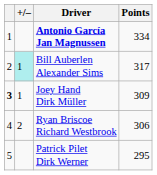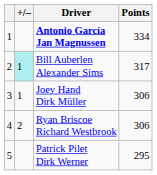(9, 96) bold -> (9, 96) normal
(142, 96) 309 -> (142, 96) 306
